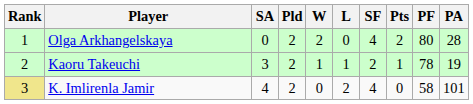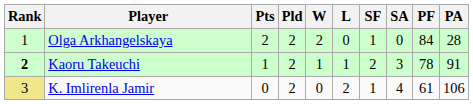columns swapped: (400, 16) <-> (265, 16)
(373, 40) 4 -> (373, 40) 1
(426, 40) 80 -> (426, 40) 84
(25, 64) normal -> (25, 64) bold
(454, 64) 19 -> (454, 64) 91
(373, 88) 4 -> (373, 88) 1
(426, 88) 58 -> (426, 88) 61
(454, 88) 101 -> (454, 88) 106
